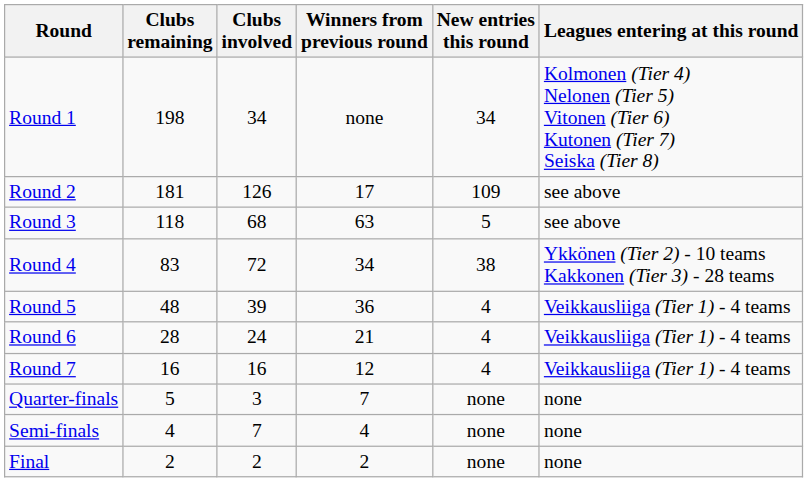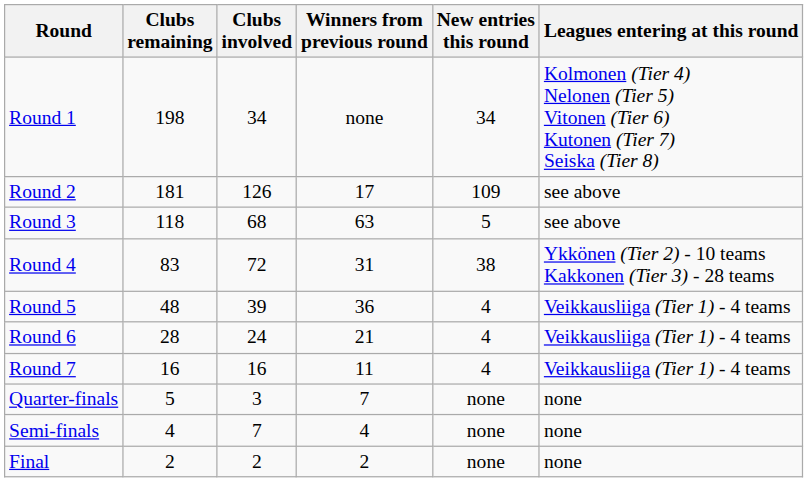(364, 264) 34 -> (364, 264) 31
(364, 368) 12 -> (364, 368) 11
